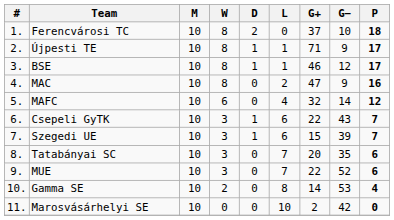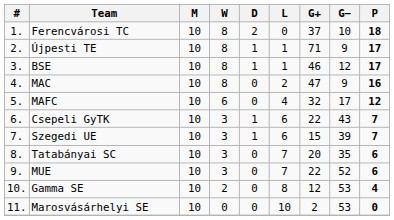(345, 101) 14 -> (345, 101) 17
(315, 189) 14 -> (315, 189) 12
(345, 207) 42 -> (345, 207) 53
